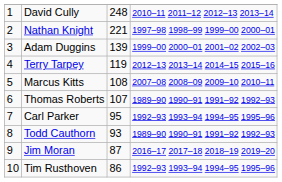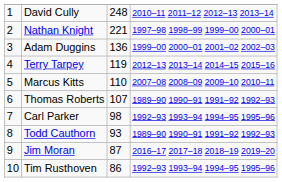(118, 47) 139 -> (118, 47) 136
(118, 82) 108 -> (118, 82) 110
(115, 116) 95 -> (115, 116) 98
